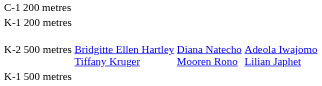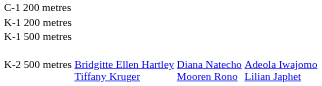rows swapped: (38, 76) <-> (38, 49)
